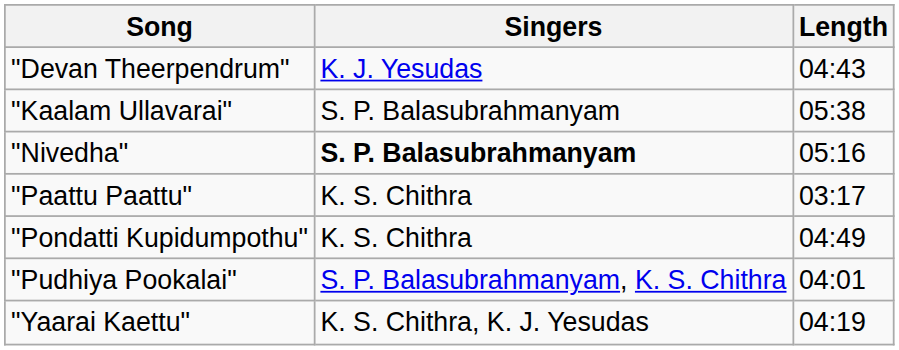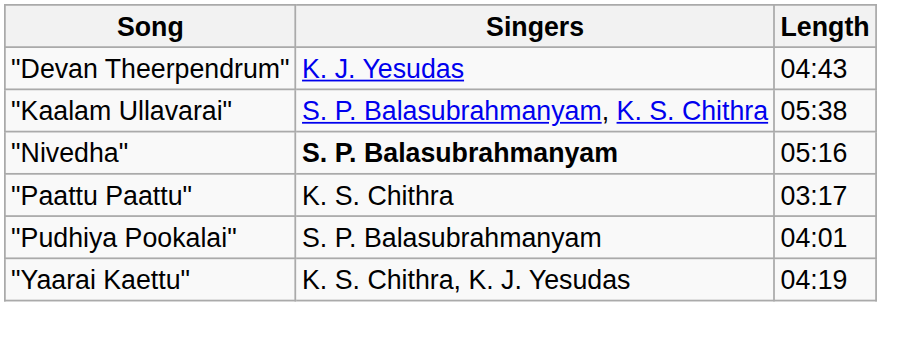(470, 111) S. P. Balasubrahmanyam -> (535, 111) S. P. Balasubrahmanyam, K. S. Chithra
- row: (160, 238)
(553, 280) S. P. Balasubrahmanyam, K. S. Chithra -> (452, 238) S. P. Balasubrahmanyam
